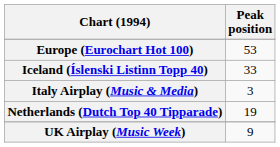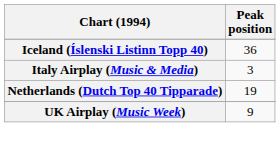- row: (115, 49)
(250, 70) 33 -> (250, 49) 36
